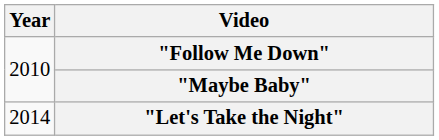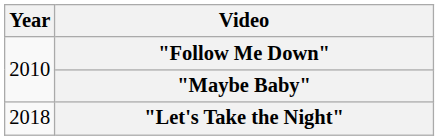(30, 118) 2014 -> (30, 118) 2018
